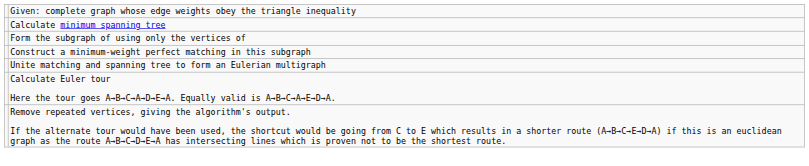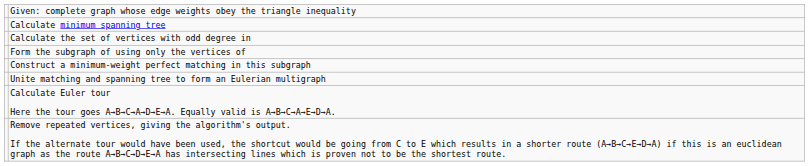+ row: (130, 38)
